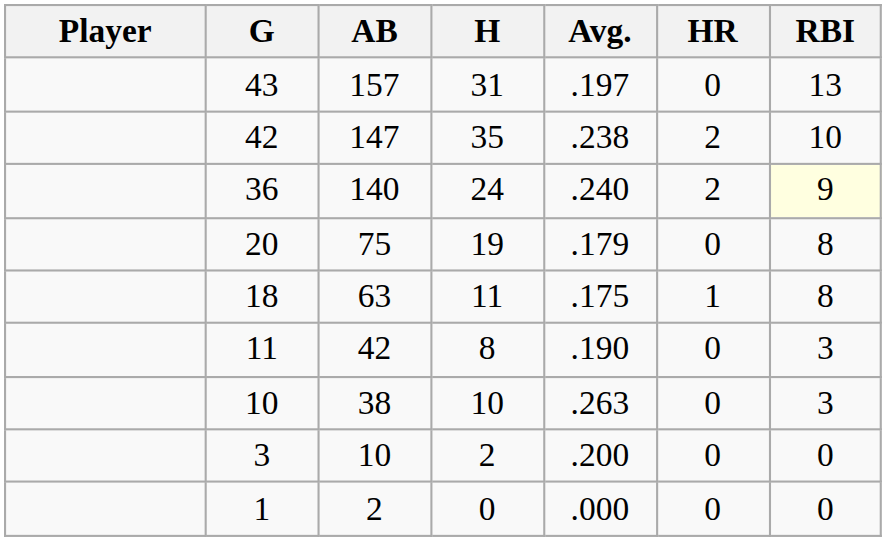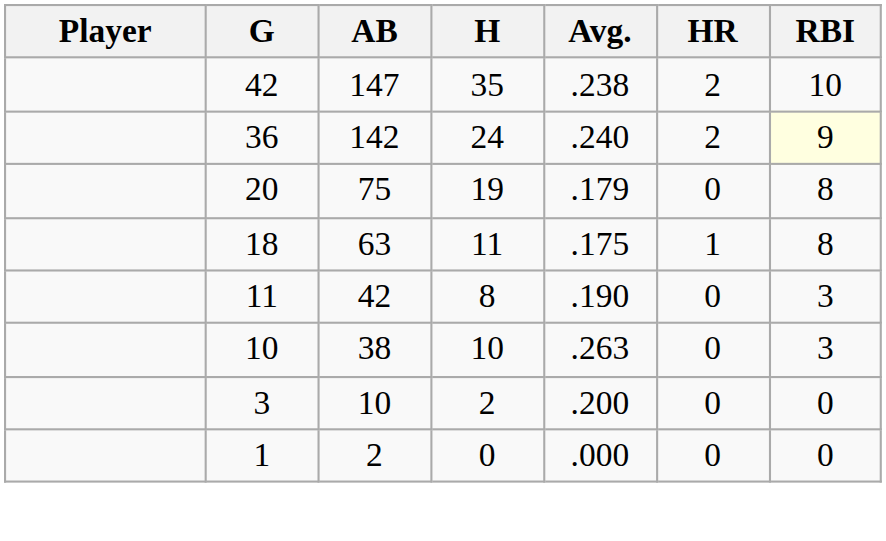- row: (262, 84)
(374, 190) 140 -> (374, 137) 142
